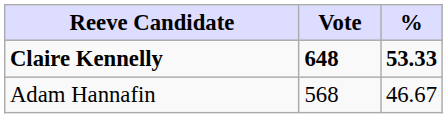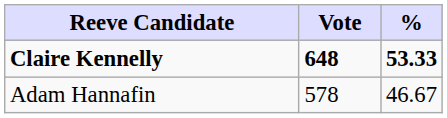(321, 94) 568 -> (321, 94) 578
